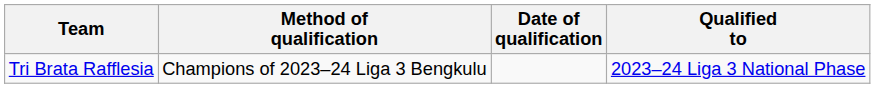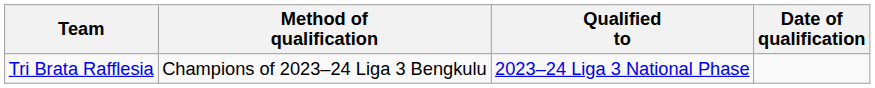columns swapped: (549, 29) <-> (738, 29)
